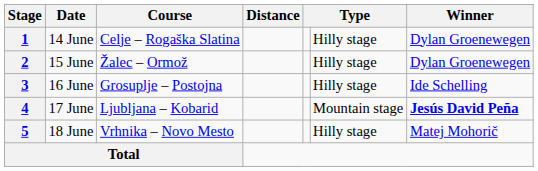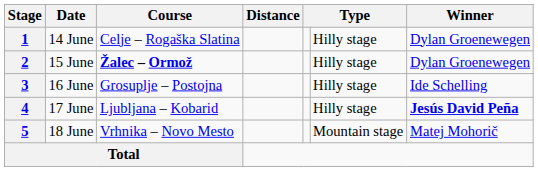(144, 62) normal -> (146, 62) bold
(358, 108) Mountain stage -> (345, 108) Hilly stage
(345, 131) Hilly stage -> (358, 131) Mountain stage
